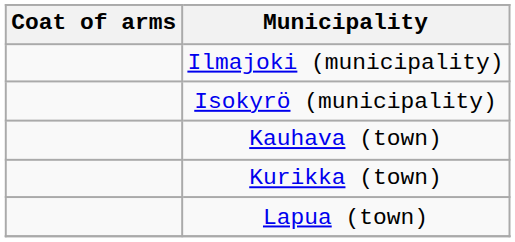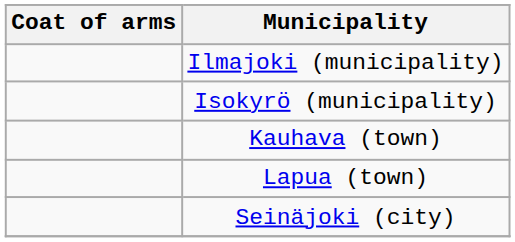- row: (345, 178)
+ row: (345, 217)
